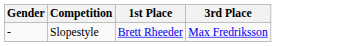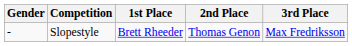+ column: (224, 13)
